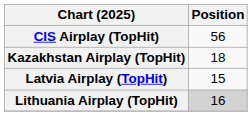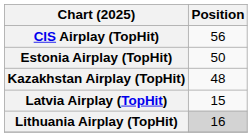+ row: (96, 57)
(218, 57) 18 -> (218, 79) 48
